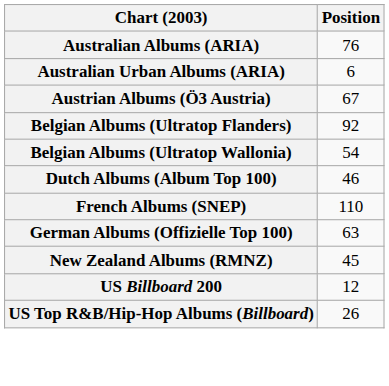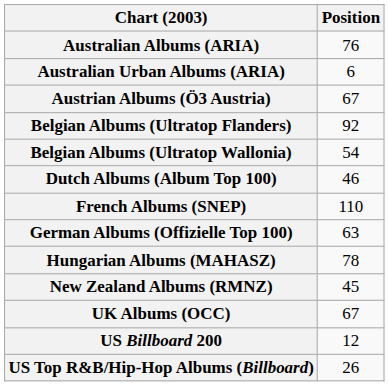+ row: (161, 260)
+ row: (161, 313)
